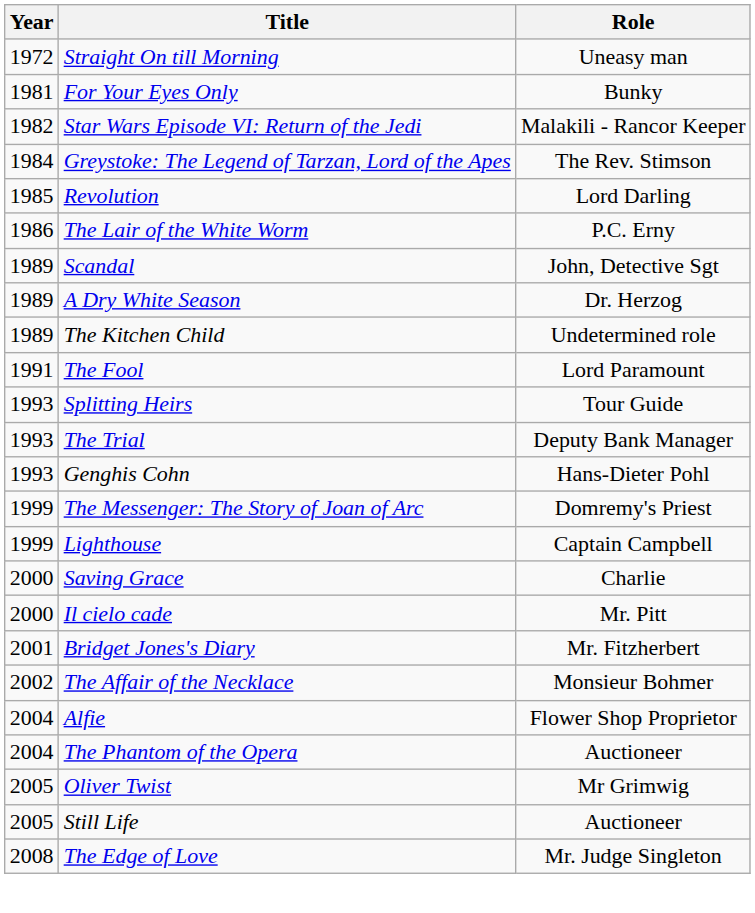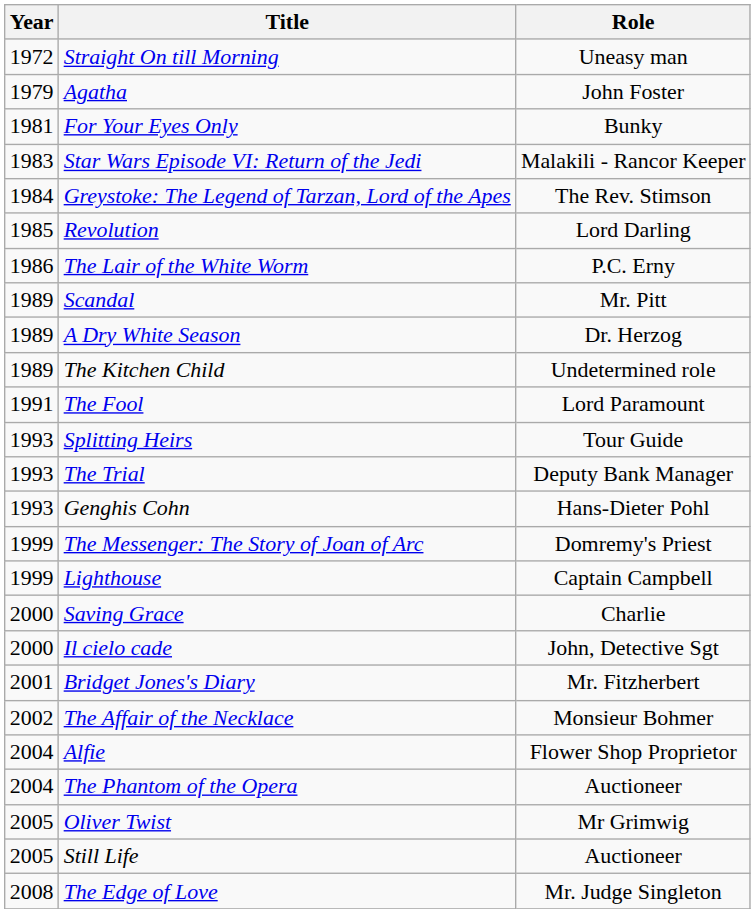+ row: (95, 91)
(32, 126) 1982 -> (32, 160) 1983
(633, 265) John, Detective Sgt -> (633, 299) Mr. Pitt
(633, 612) Mr. Pitt -> (633, 647) John, Detective Sgt
